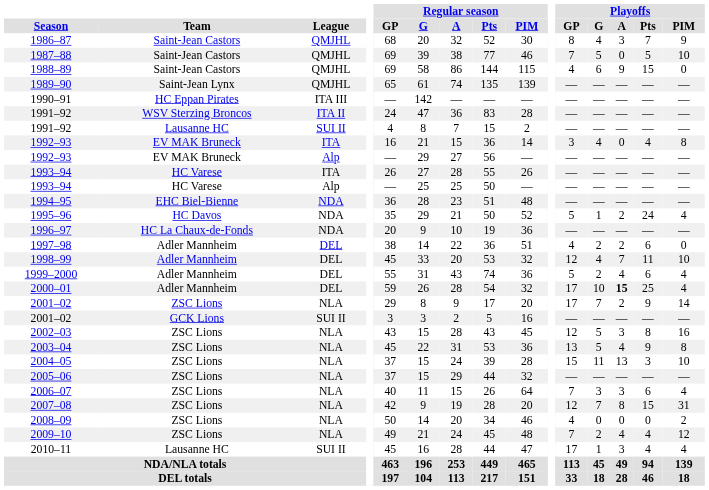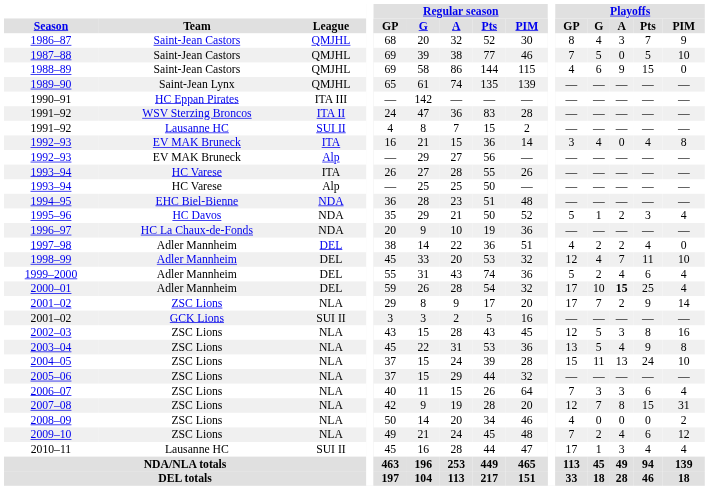(648, 215) 24 -> (648, 215) 3
(648, 245) 6 -> (648, 245) 4
(648, 361) 3 -> (648, 361) 24
(648, 434) 4 -> (648, 434) 6
